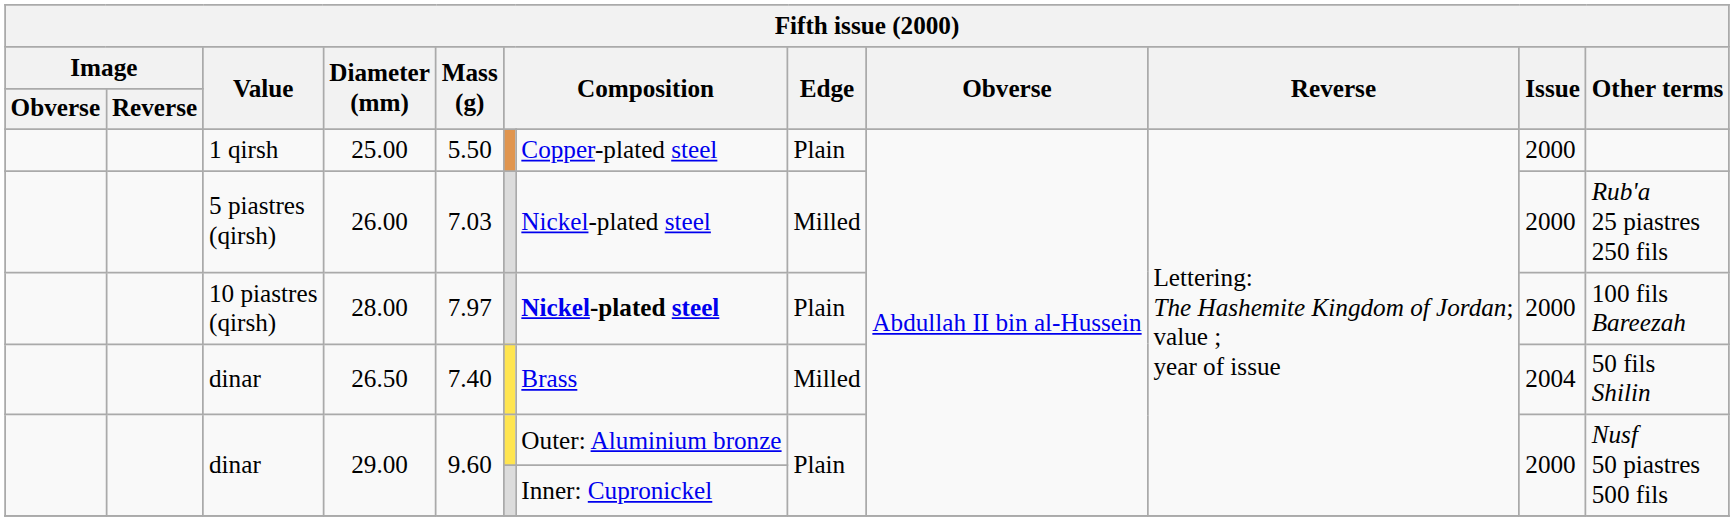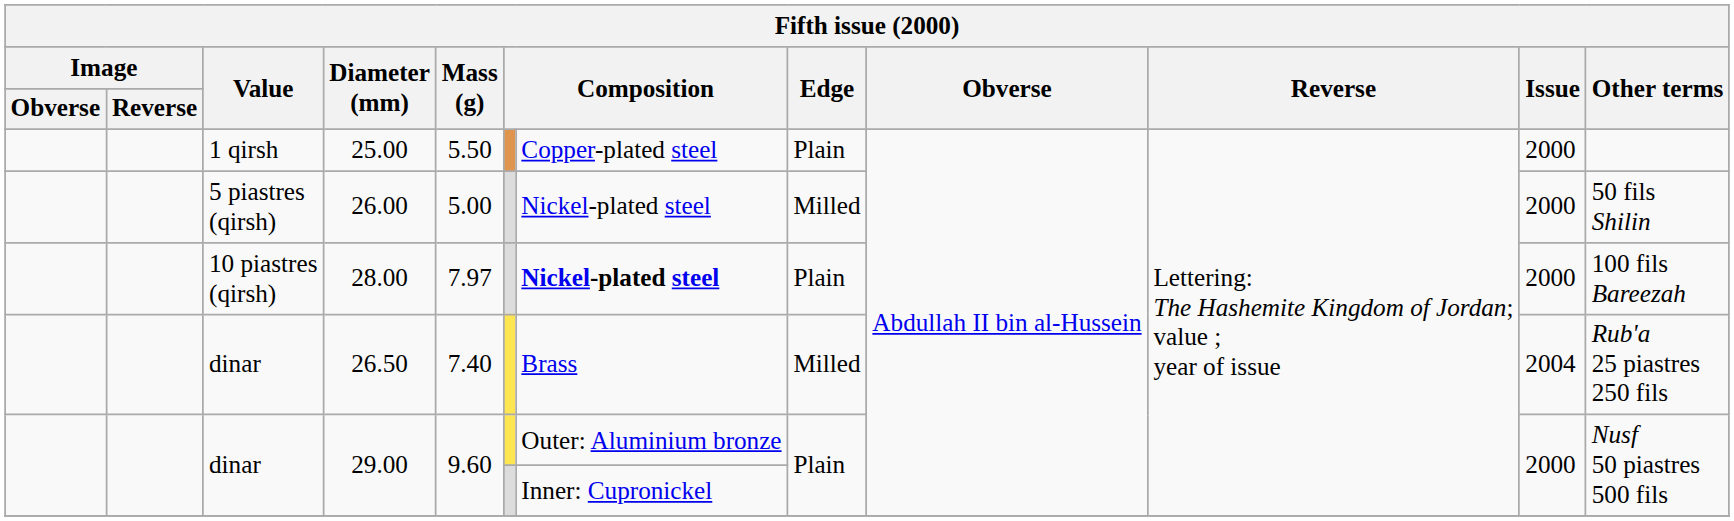(470, 221) 7.03 -> (470, 206) 5.00
(1646, 221) Rub'a 25 piastres 250 fils -> (1624, 206) 50 fils Shilin
(1624, 378) 50 fils Shilin -> (1646, 363) Rub'a 25 piastres 250 fils
